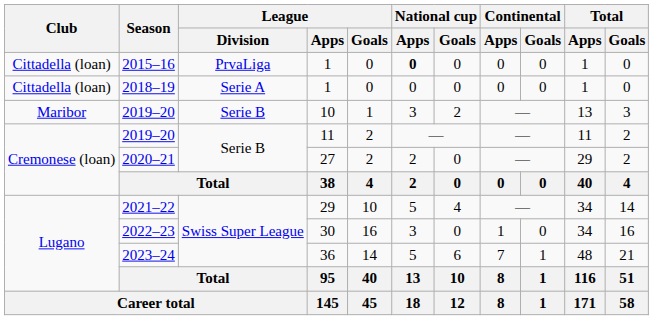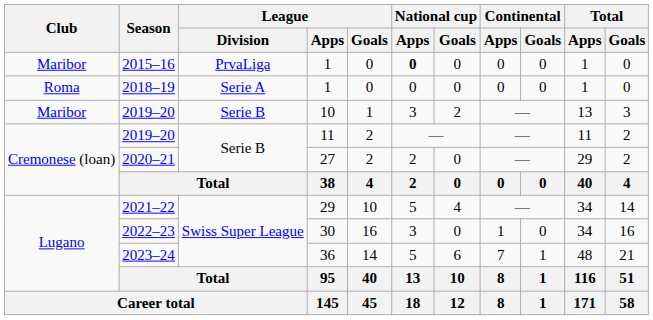(62, 64) Cittadella (loan) -> (62, 64) Maribor
(62, 87) Cittadella (loan) -> (62, 87) Roma
